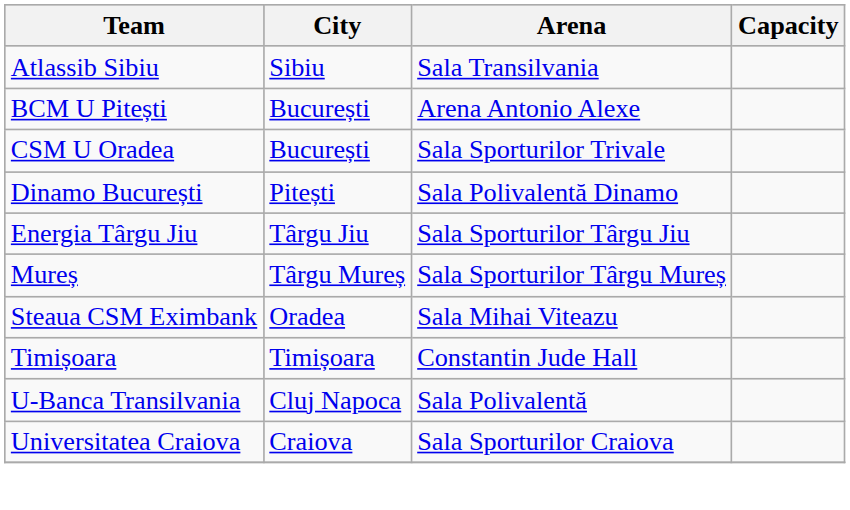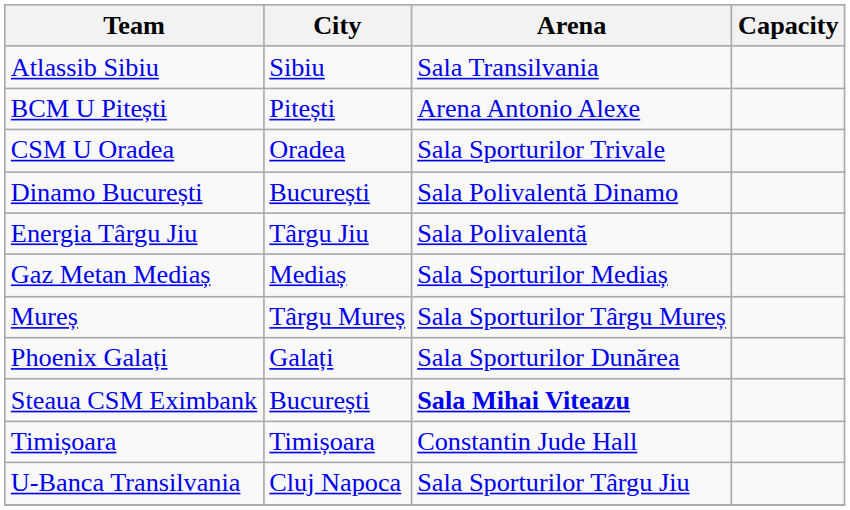(320, 108) București -> (302, 108) Pitești
(320, 150) București -> (307, 150) Oradea
(302, 191) Pitești -> (320, 191) București
(553, 233) Sala Sporturilor Târgu Jiu -> (502, 233) Sala Polivalentă
+ row: (111, 274)
+ row: (89, 358)
(307, 316) Oradea -> (320, 399) București
(517, 316) normal -> (524, 399) bold
(502, 399) Sala Polivalentă -> (553, 483) Sala Sporturilor Târgu Jiu
- row: (126, 441)
